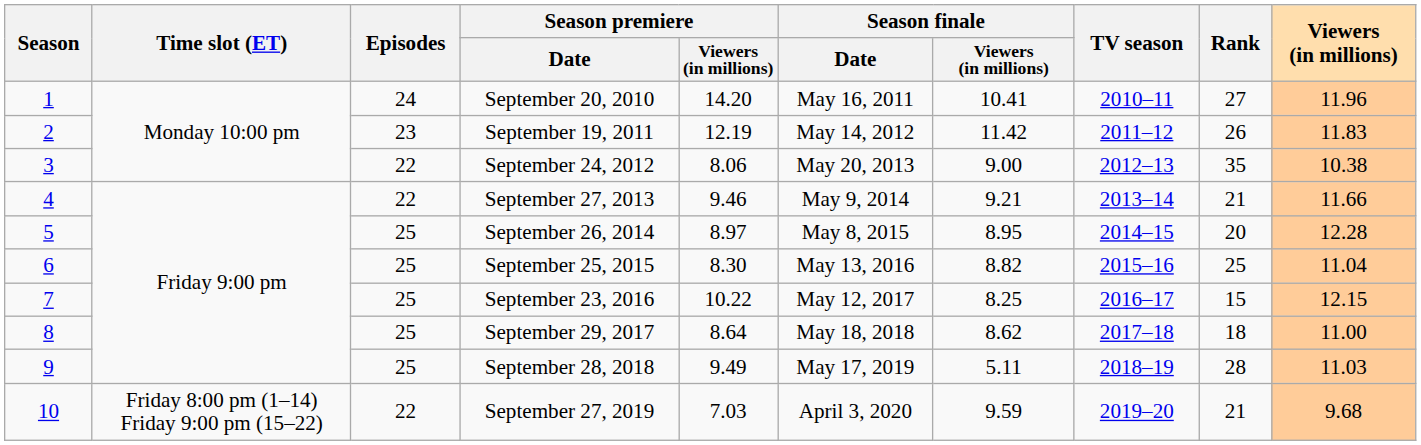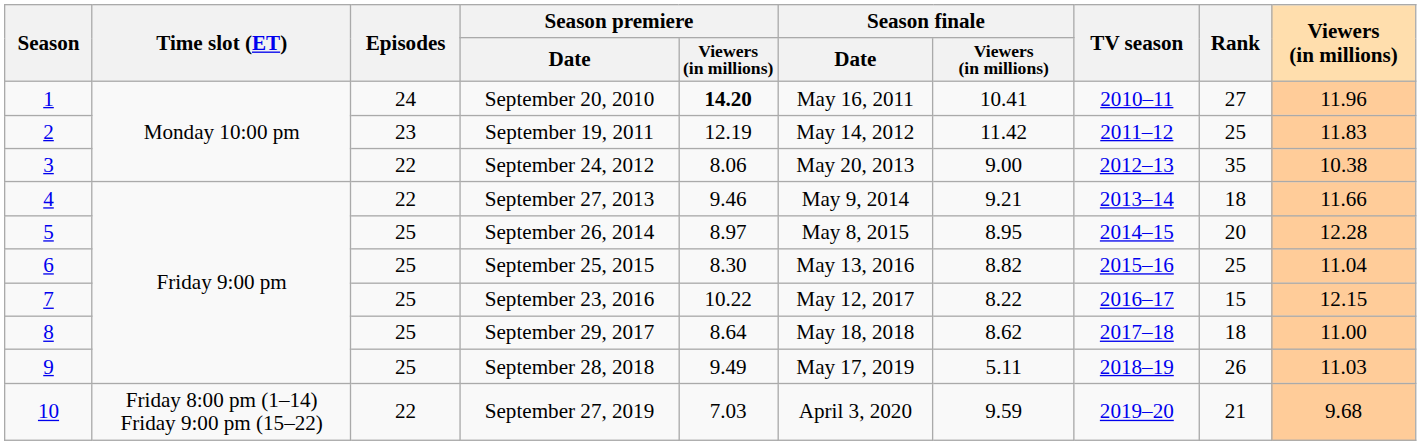(728, 98) normal -> (728, 98) bold
(1235, 131) 26 -> (1235, 131) 25
(1235, 198) 21 -> (1235, 198) 18
(1004, 299) 8.25 -> (1004, 299) 8.22
(1235, 366) 28 -> (1235, 366) 26
